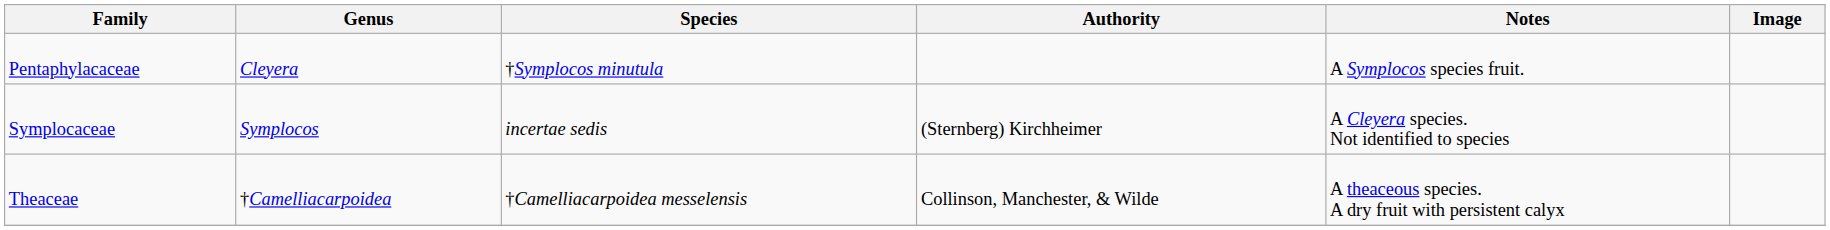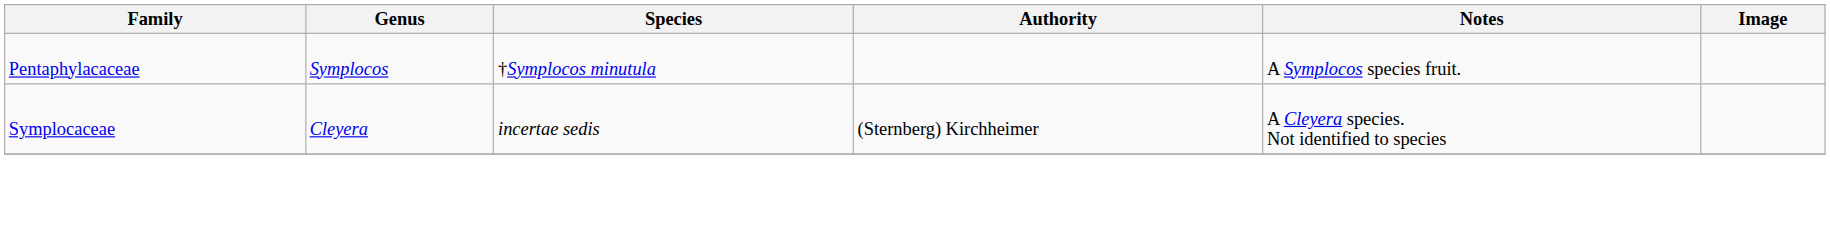(269, 68) Cleyera -> (349, 68) Symplocos
(279, 129) Symplocos -> (339, 129) Cleyera
- row: (44, 199)
